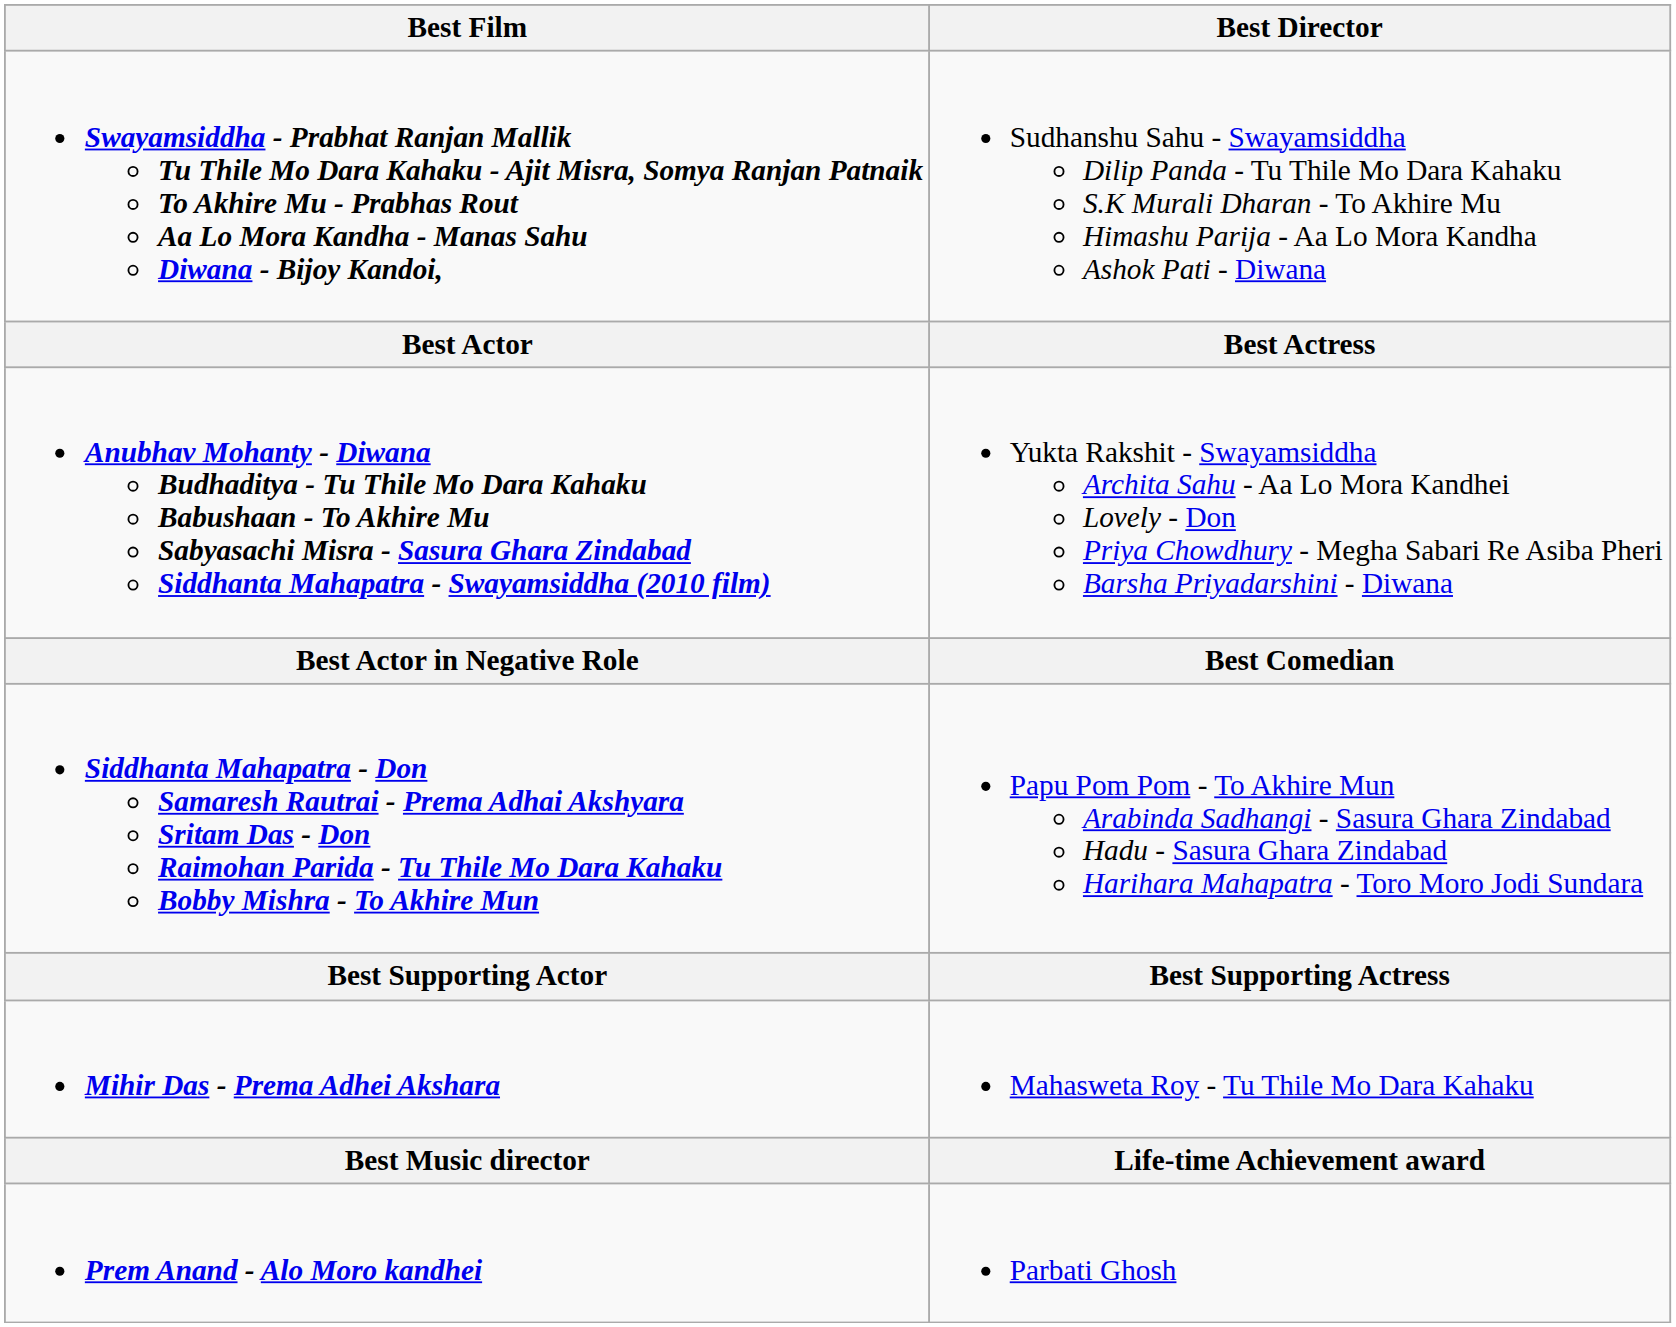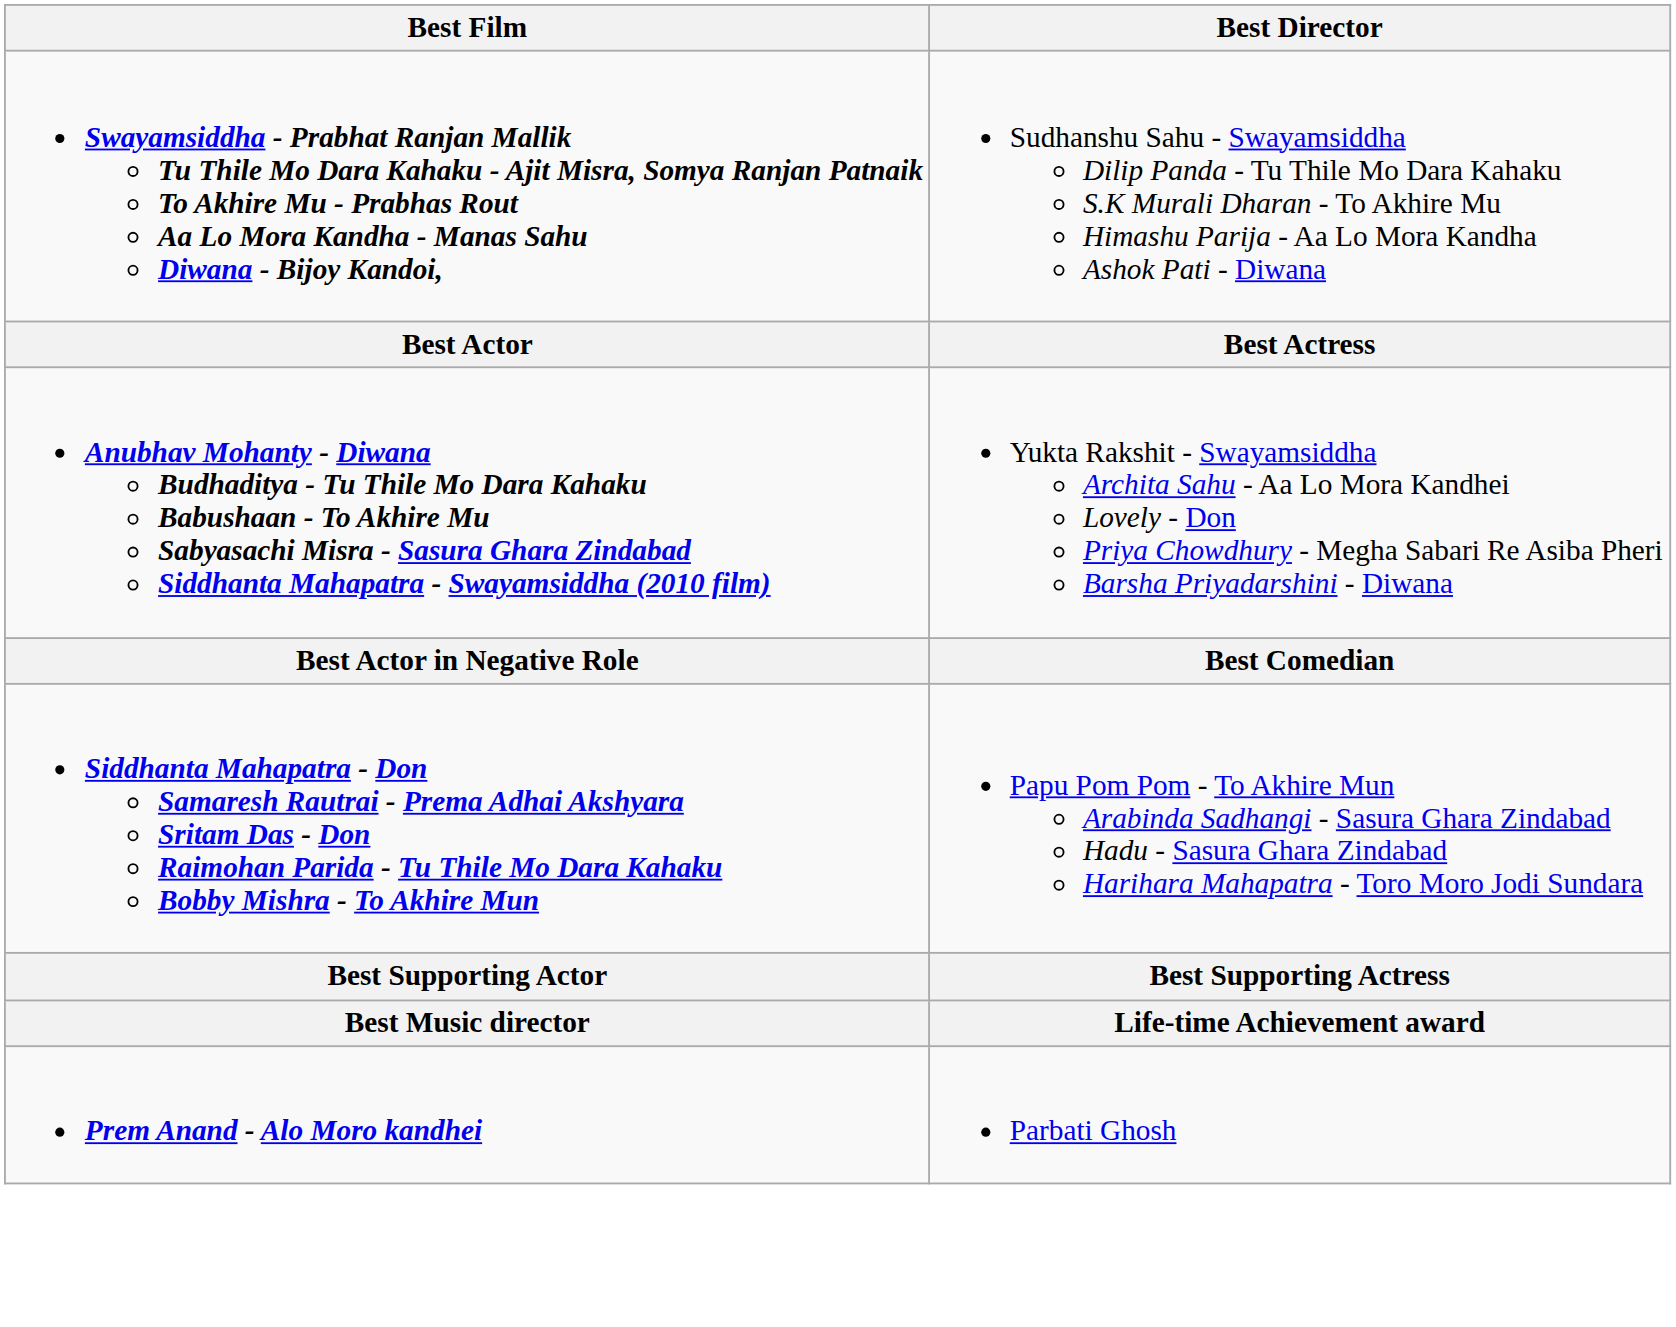- row: (467, 1085)
